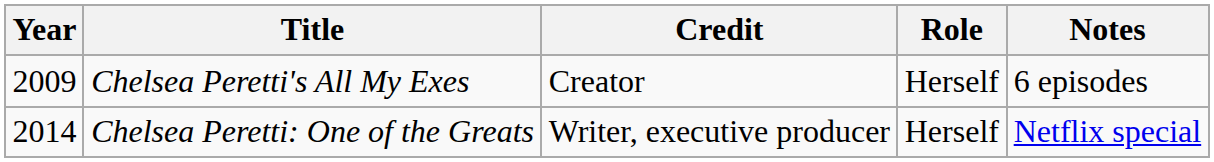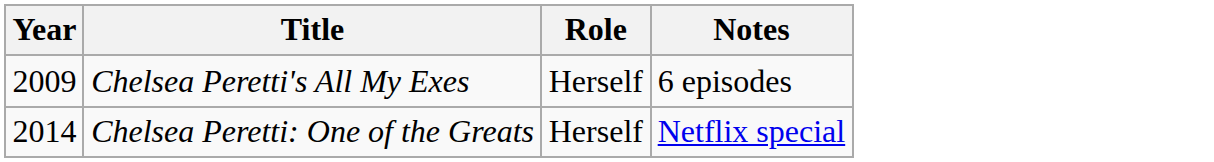- column: (719, 29)
